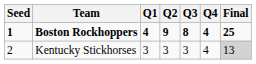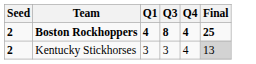- column: (170, 13)
(10, 31) 1 -> (10, 31) 2
(10, 50) normal -> (10, 50) bold
